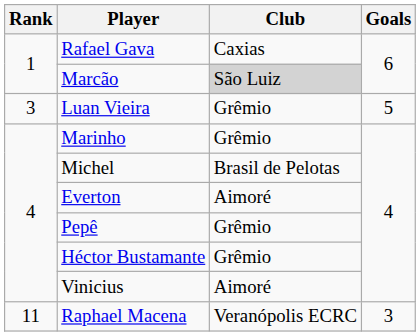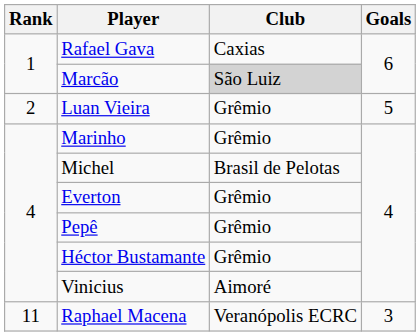(31, 108) 3 -> (31, 108) 2
(242, 197) Aimoré -> (242, 197) Grêmio
